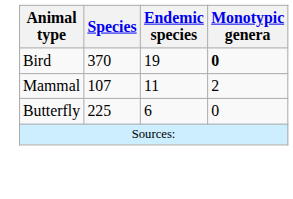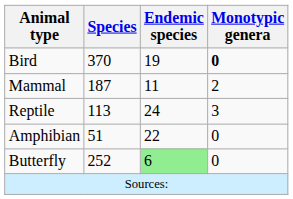(99, 85) 107 -> (99, 85) 187
+ row: (32, 111)
+ row: (44, 136)
(99, 111) 225 -> (99, 161) 252
(148, 111) no background -> (148, 161) lightgreen background
